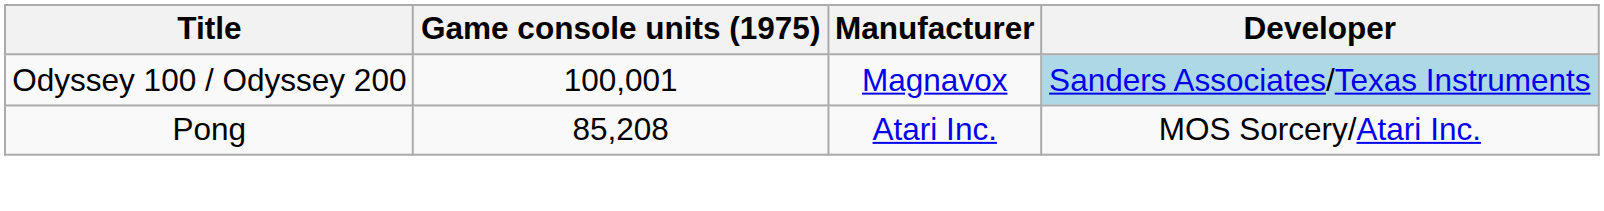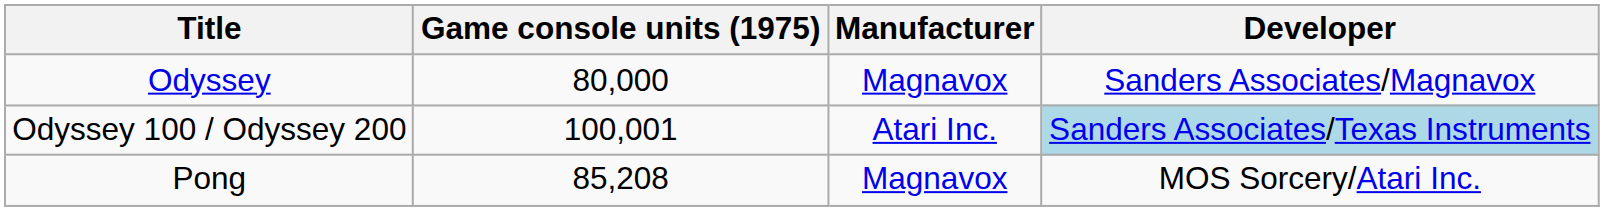+ row: (209, 79)
(935, 79) Magnavox -> (935, 129) Atari Inc.
(935, 129) Atari Inc. -> (935, 179) Magnavox
